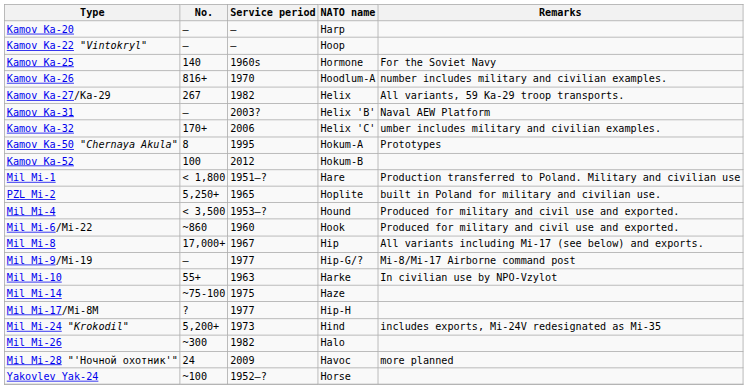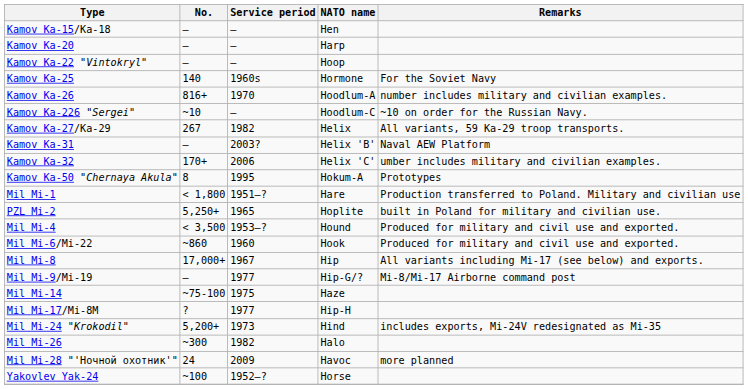+ row: (59, 29)
+ row: (71, 112)
- row: (40, 161)
- row: (34, 277)
